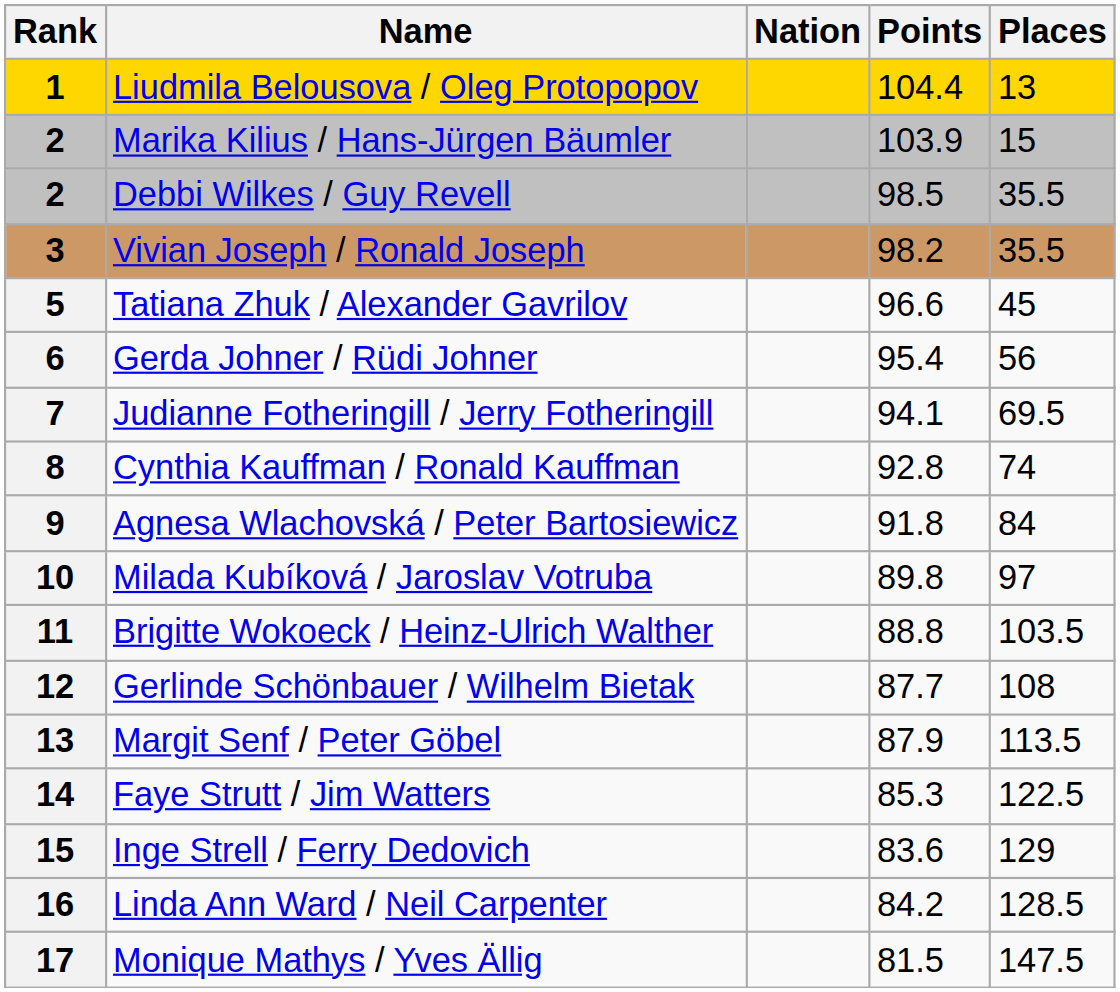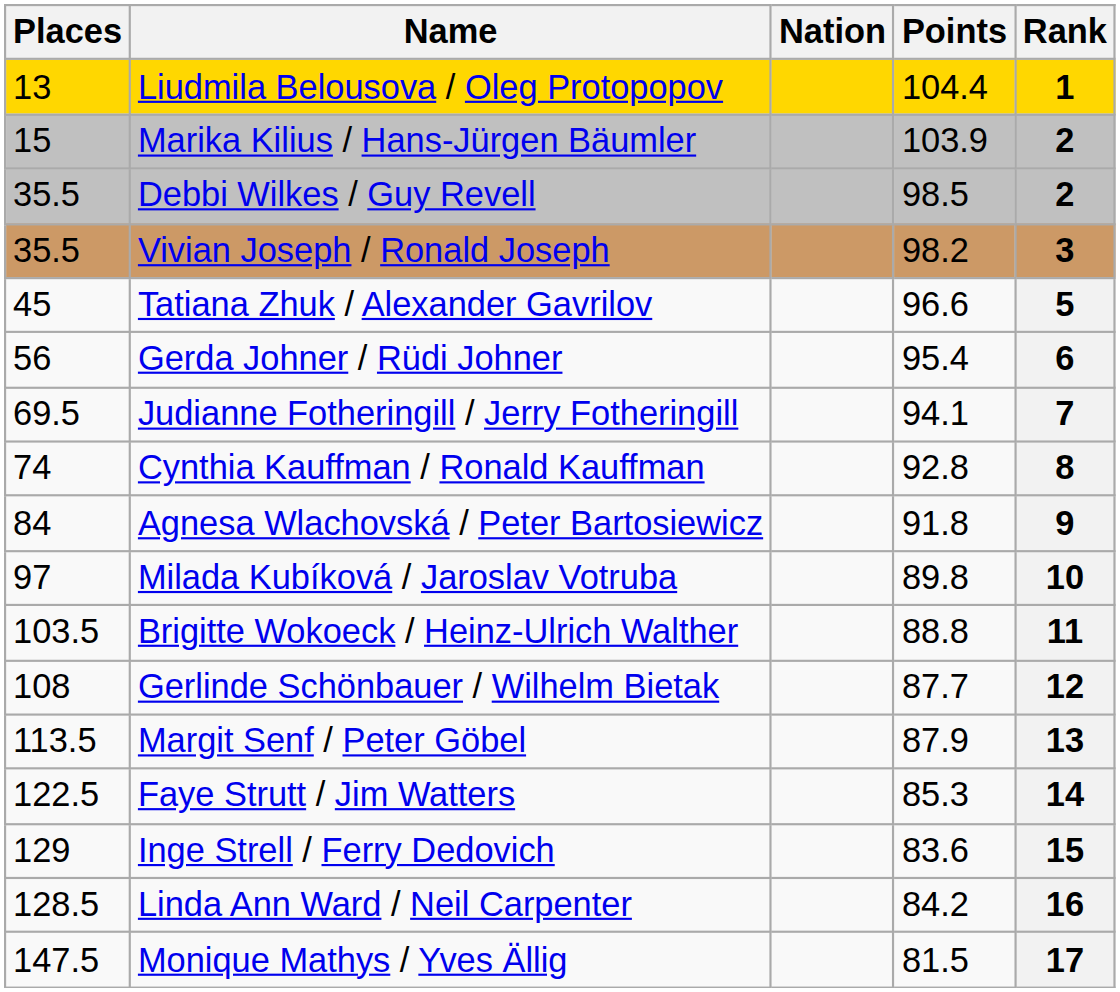columns swapped: (55, 31) <-> (1052, 31)
